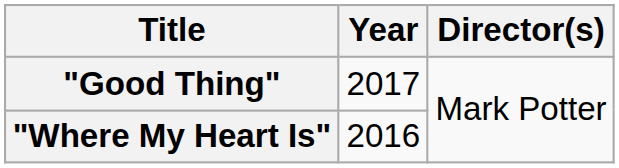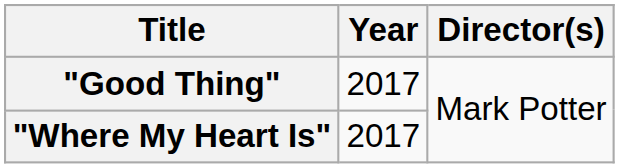(383, 135) 2016 -> (383, 135) 2017
